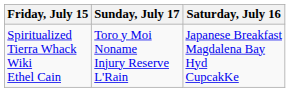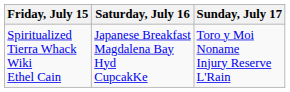columns swapped: (234, 14) <-> (137, 14)
